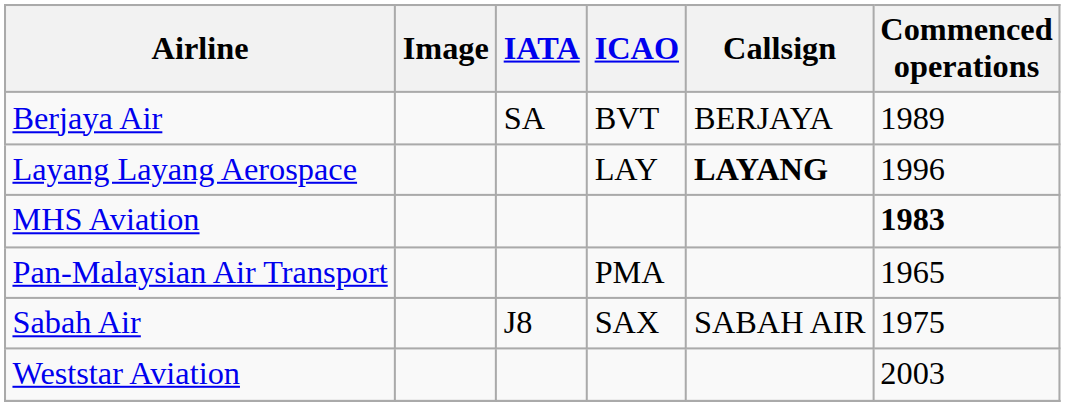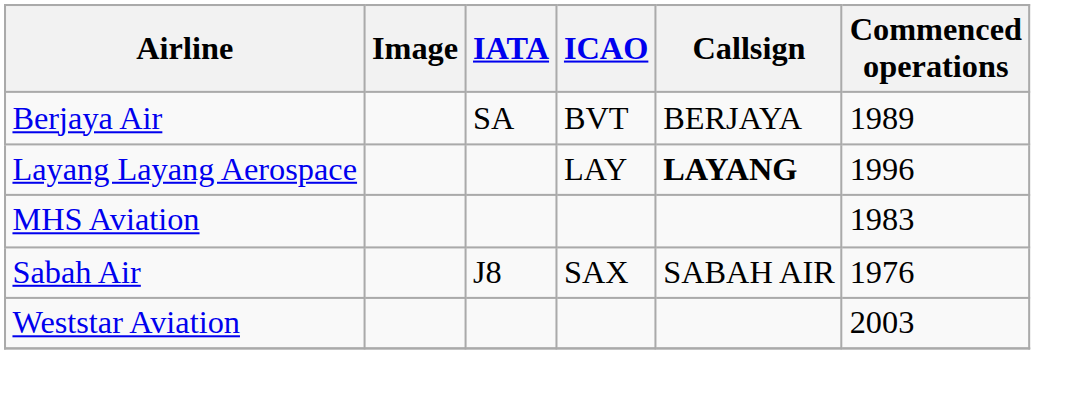(913, 220) bold -> (882, 220) normal
- row: (200, 271)
(913, 322) 1975 -> (882, 271) 1976
